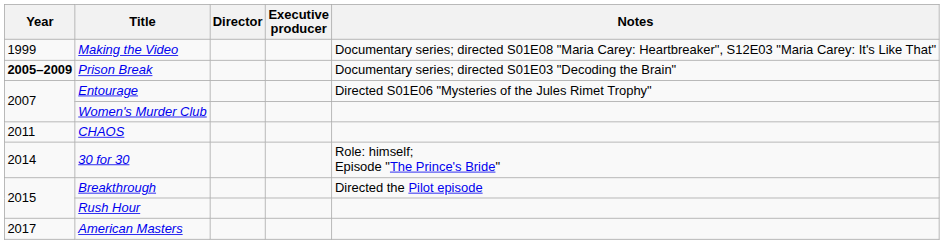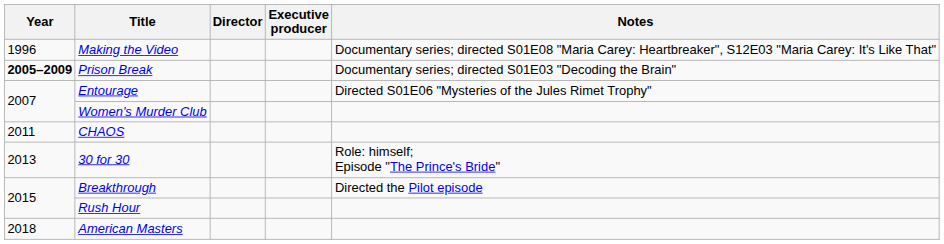(22, 49) 1999 -> (22, 49) 1996
(22, 159) 2014 -> (22, 159) 2013
(22, 228) 2017 -> (22, 228) 2018
